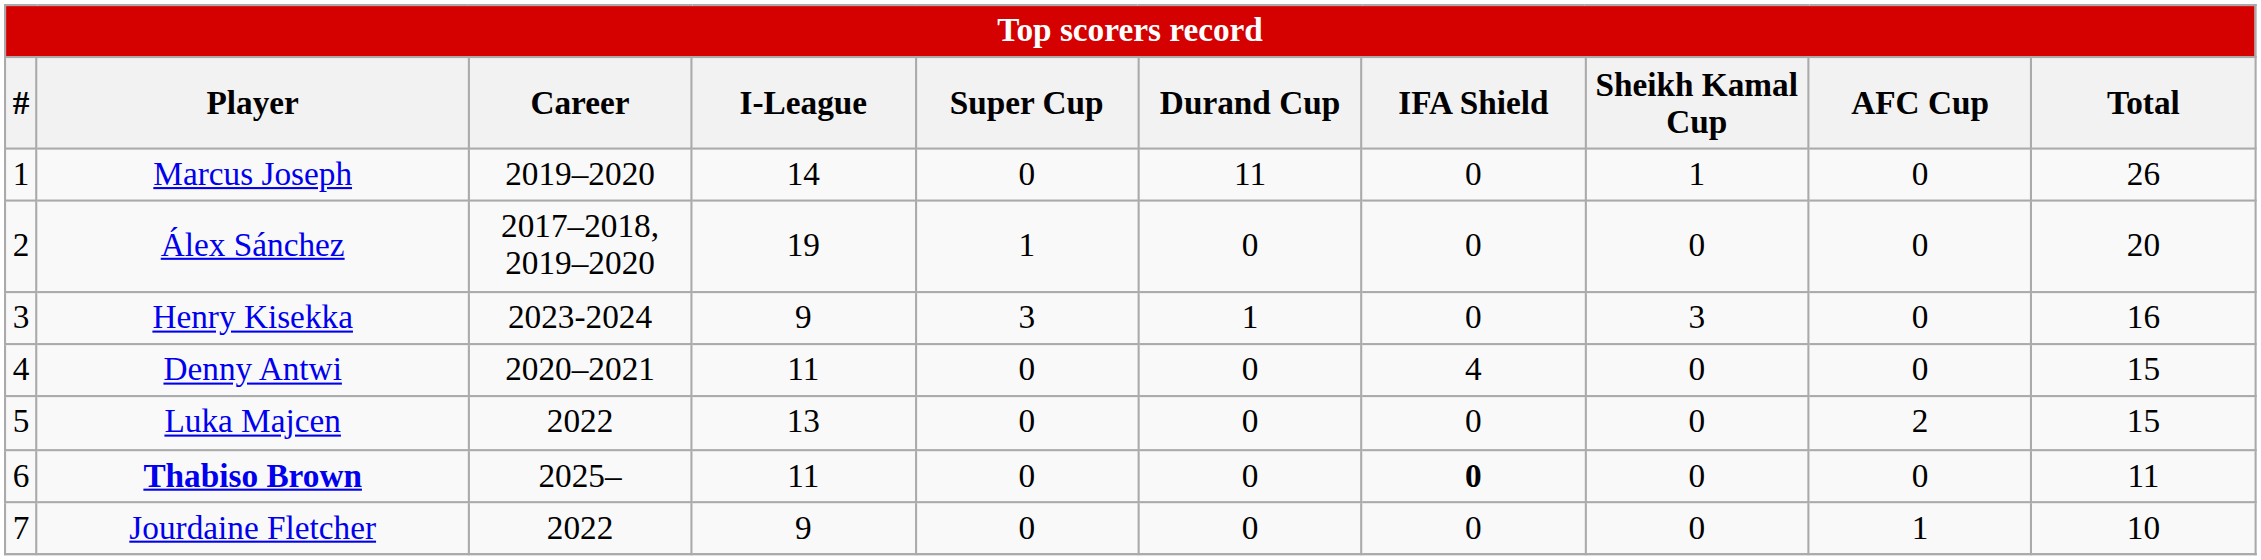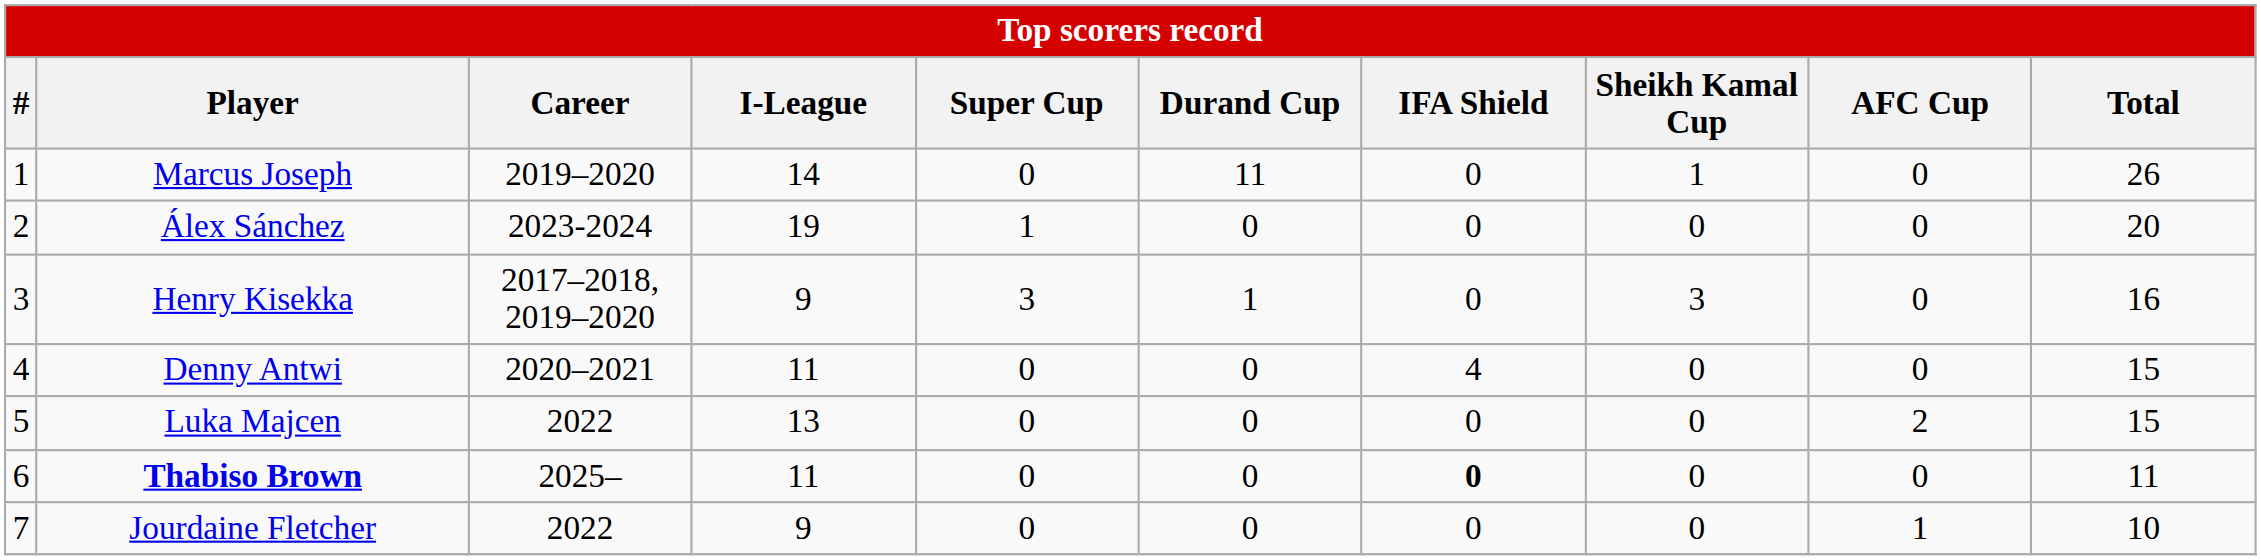(580, 245) 2017–2018, 2019–2020 -> (580, 226) 2023-2024
(580, 316) 2023-2024 -> (580, 298) 2017–2018, 2019–2020
